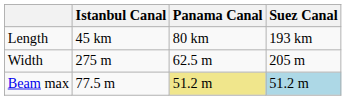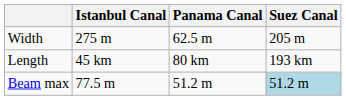rows swapped: (25, 60) <-> (28, 38)
(193, 83) khaki background -> (193, 83) no background
